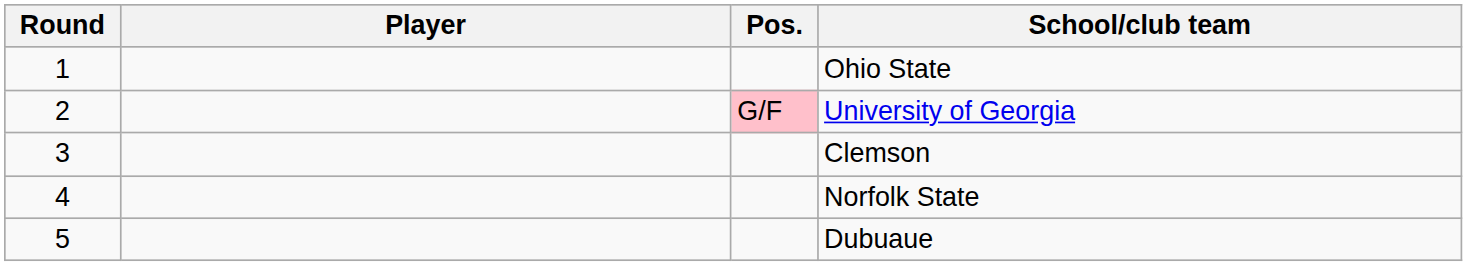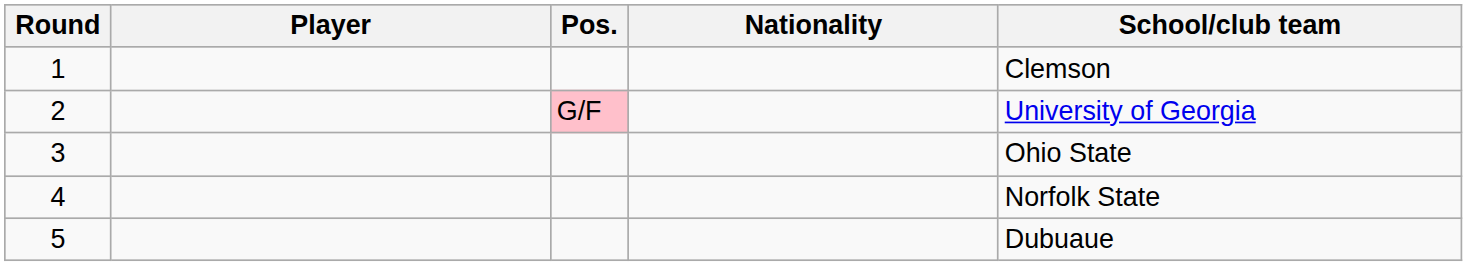+ column: (813, 25)
(888, 68) Ohio State -> (1058, 68) Clemson
(877, 153) Clemson -> (1068, 153) Ohio State
